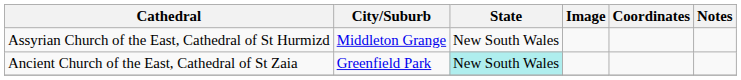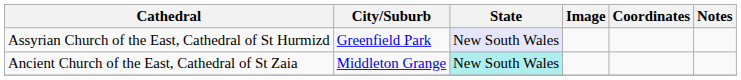(391, 39) Middleton Grange -> (384, 39) Greenfield Park
(506, 39) no background -> (506, 39) lavender background
(384, 63) Greenfield Park -> (391, 63) Middleton Grange
